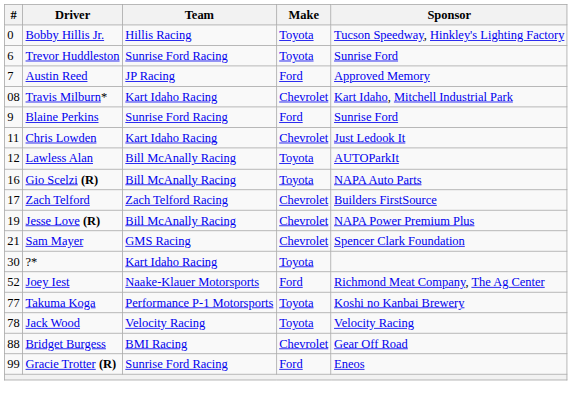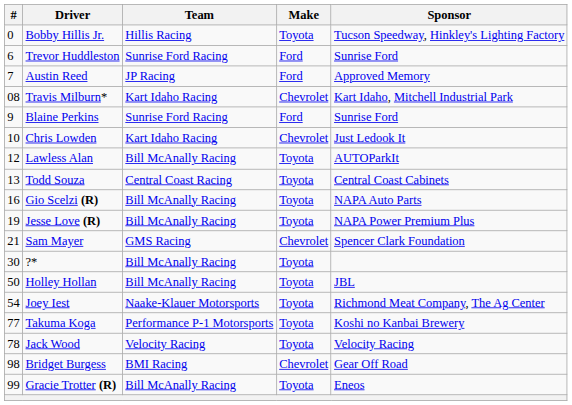(296, 56) Toyota -> (291, 56) Ford
(13, 138) 11 -> (14, 138) 10
+ row: (55, 179)
- row: (58, 199)
(304, 220) Chevrolet -> (296, 220) Toyota
(171, 261) Kart Idaho Racing -> (181, 261) Bill McAnally Racing
+ row: (61, 282)
(14, 282) 52 -> (14, 302) 54
(291, 282) Ford -> (296, 302) Toyota
(14, 343) 88 -> (14, 364) 98
(177, 364) Sunrise Ford Racing -> (181, 384) Bill McAnally Racing
(291, 364) Ford -> (296, 384) Toyota
